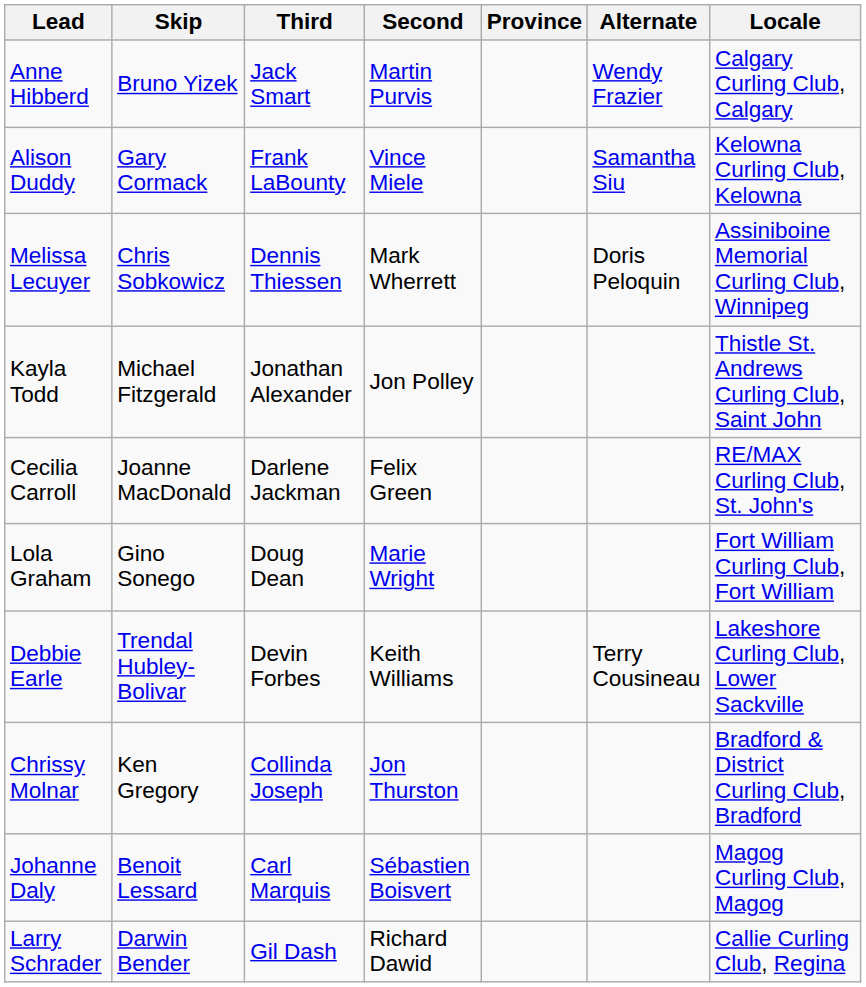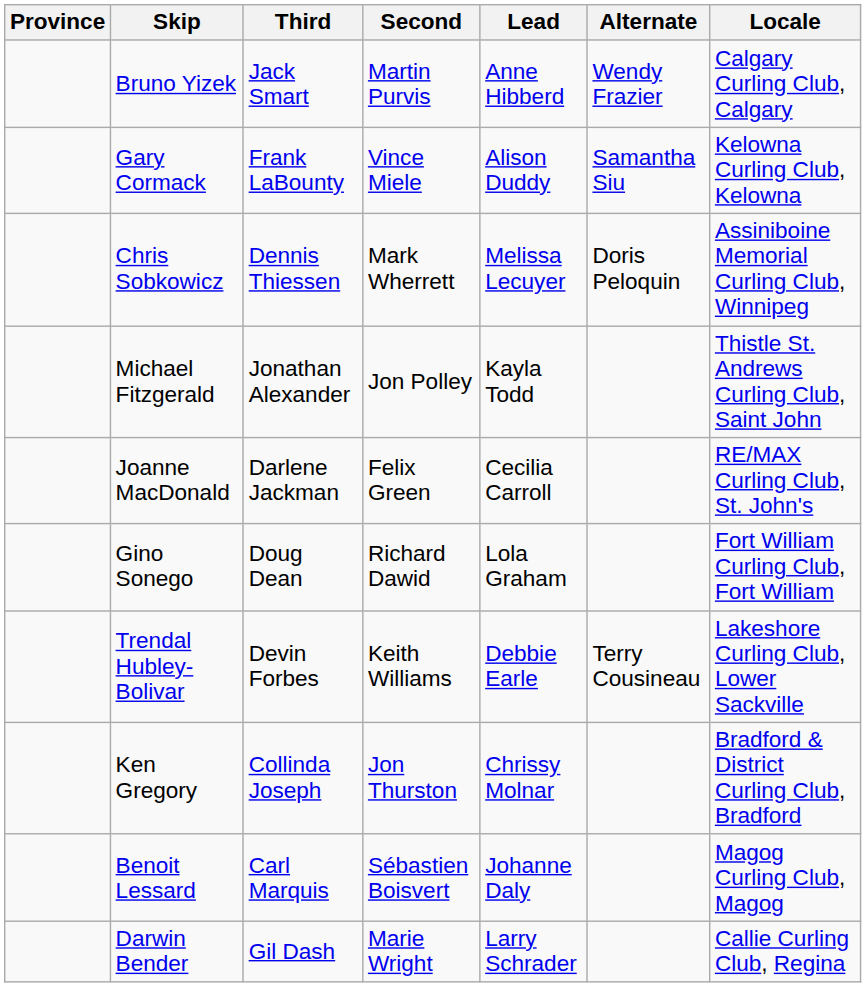columns swapped: (534, 22) <-> (58, 22)
(402, 567) Marie Wright -> (407, 567) Richard Dawid
(408, 951) Richard Dawid -> (400, 951) Marie Wright
